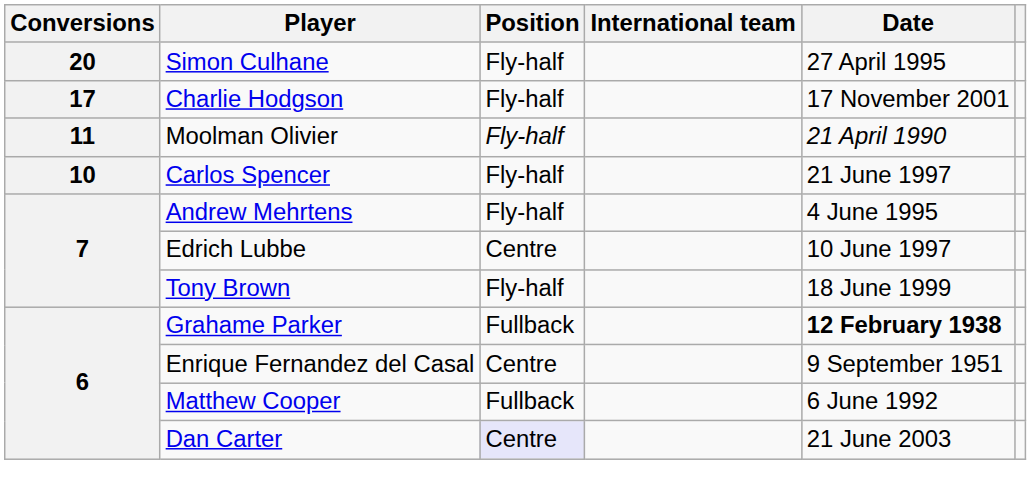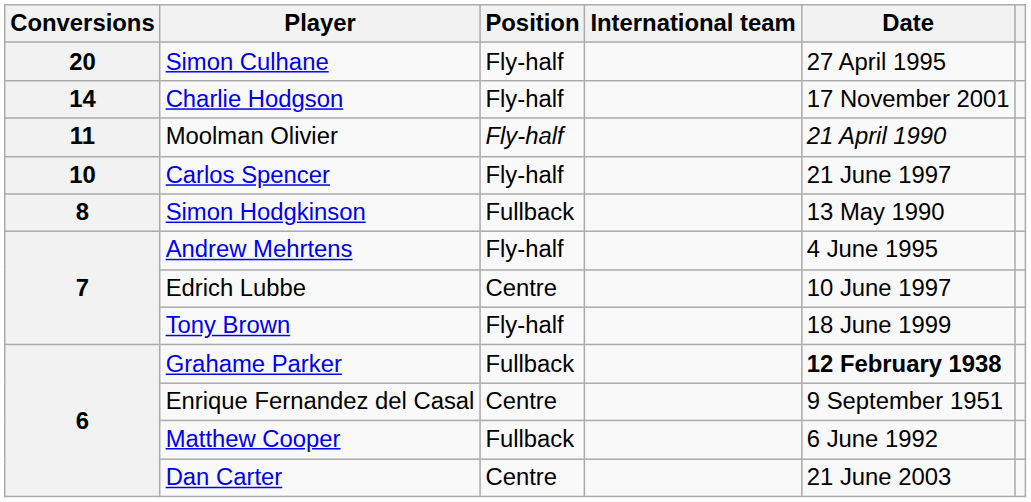(82, 99) 17 -> (82, 99) 14
+ row: (266, 212)
(521, 439) lavender background -> (521, 477) no background
